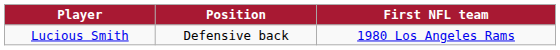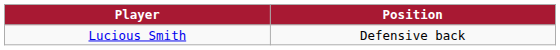- column: (436, 15)
